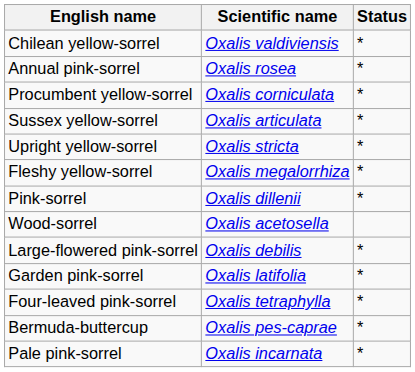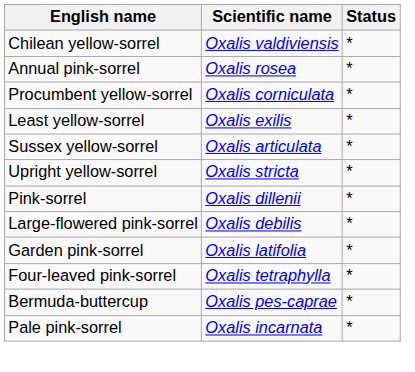+ row: (76, 120)
- row: (80, 172)
- row: (53, 224)
